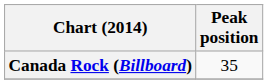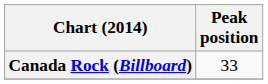(229, 65) 35 -> (229, 65) 33
